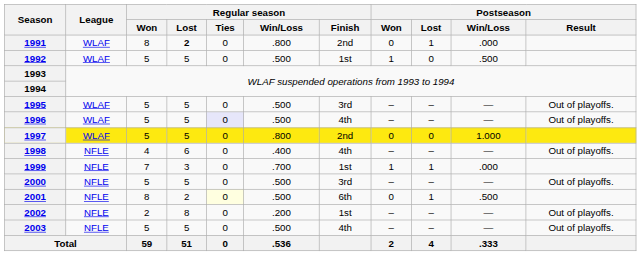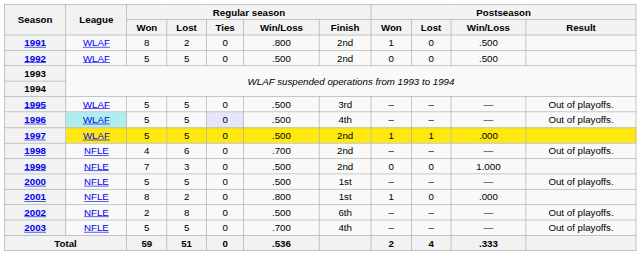(187, 43) bold -> (187, 43) normal
(391, 43) 0 -> (391, 43) 1
(431, 43) 1 -> (431, 43) 0
(488, 43) .000 -> (488, 43) .500
(345, 58) 1st -> (345, 58) 2nd
(391, 58) 1 -> (391, 58) 0
(96, 120) no background -> (96, 120) paleturquoise background
(281, 135) .800 -> (281, 135) .500
(391, 135) 0 -> (391, 135) 1
(431, 135) 0 -> (431, 135) 1
(488, 135) 1.000 -> (488, 135) .000
(281, 151) .400 -> (281, 151) .700
(345, 151) 4th -> (345, 151) 2nd
(281, 166) .700 -> (281, 166) .500
(345, 166) 1st -> (345, 166) 2nd
(391, 166) 1 -> (391, 166) 0
(431, 166) 1 -> (431, 166) 0
(488, 166) .000 -> (488, 166) 1.000
(345, 182) 3rd -> (345, 182) 1st
(225, 197) lightyellow background -> (225, 197) no background
(281, 197) .500 -> (281, 197) .800
(345, 197) 6th -> (345, 197) 1st
(391, 197) 0 -> (391, 197) 1
(431, 197) 1 -> (431, 197) 0
(488, 197) .500 -> (488, 197) .000
(281, 212) .200 -> (281, 212) .500
(345, 212) 1st -> (345, 212) 6th
(281, 228) .500 -> (281, 228) .700
